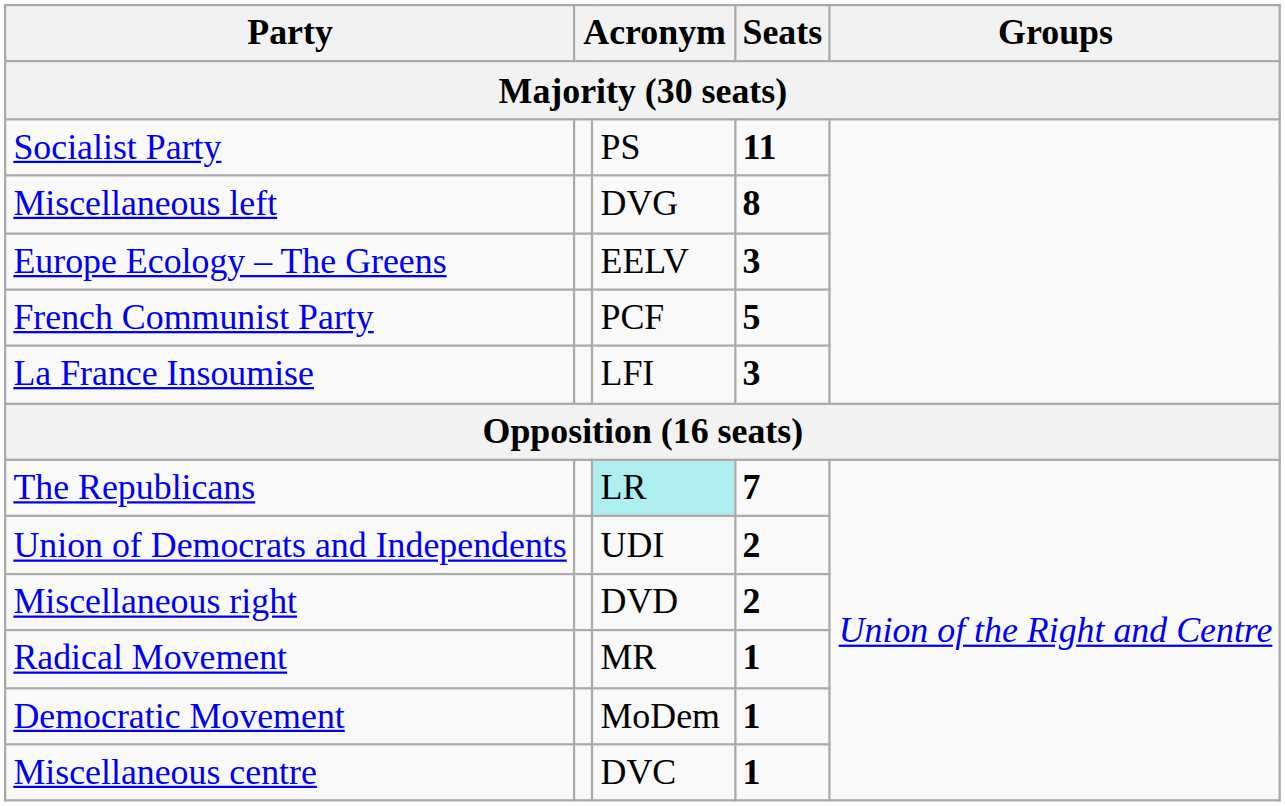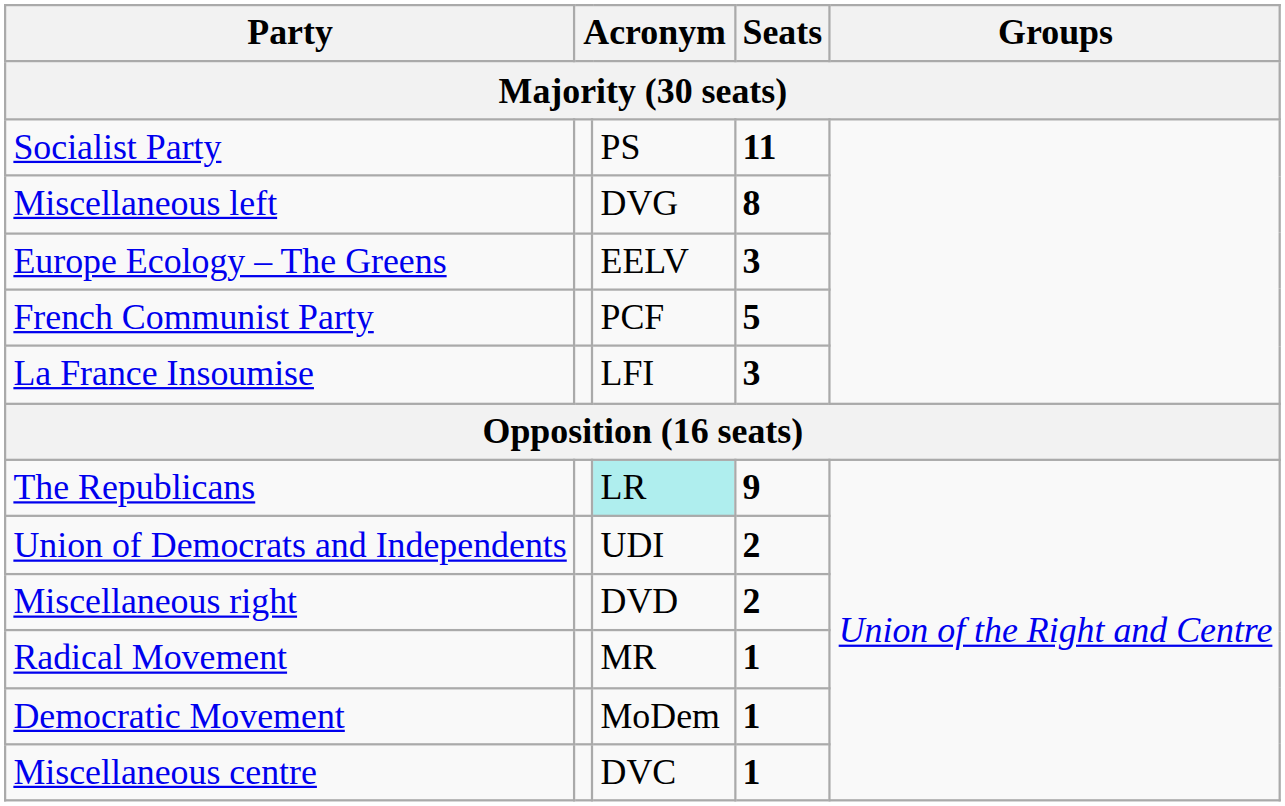(751, 487) 7 -> (751, 487) 9
